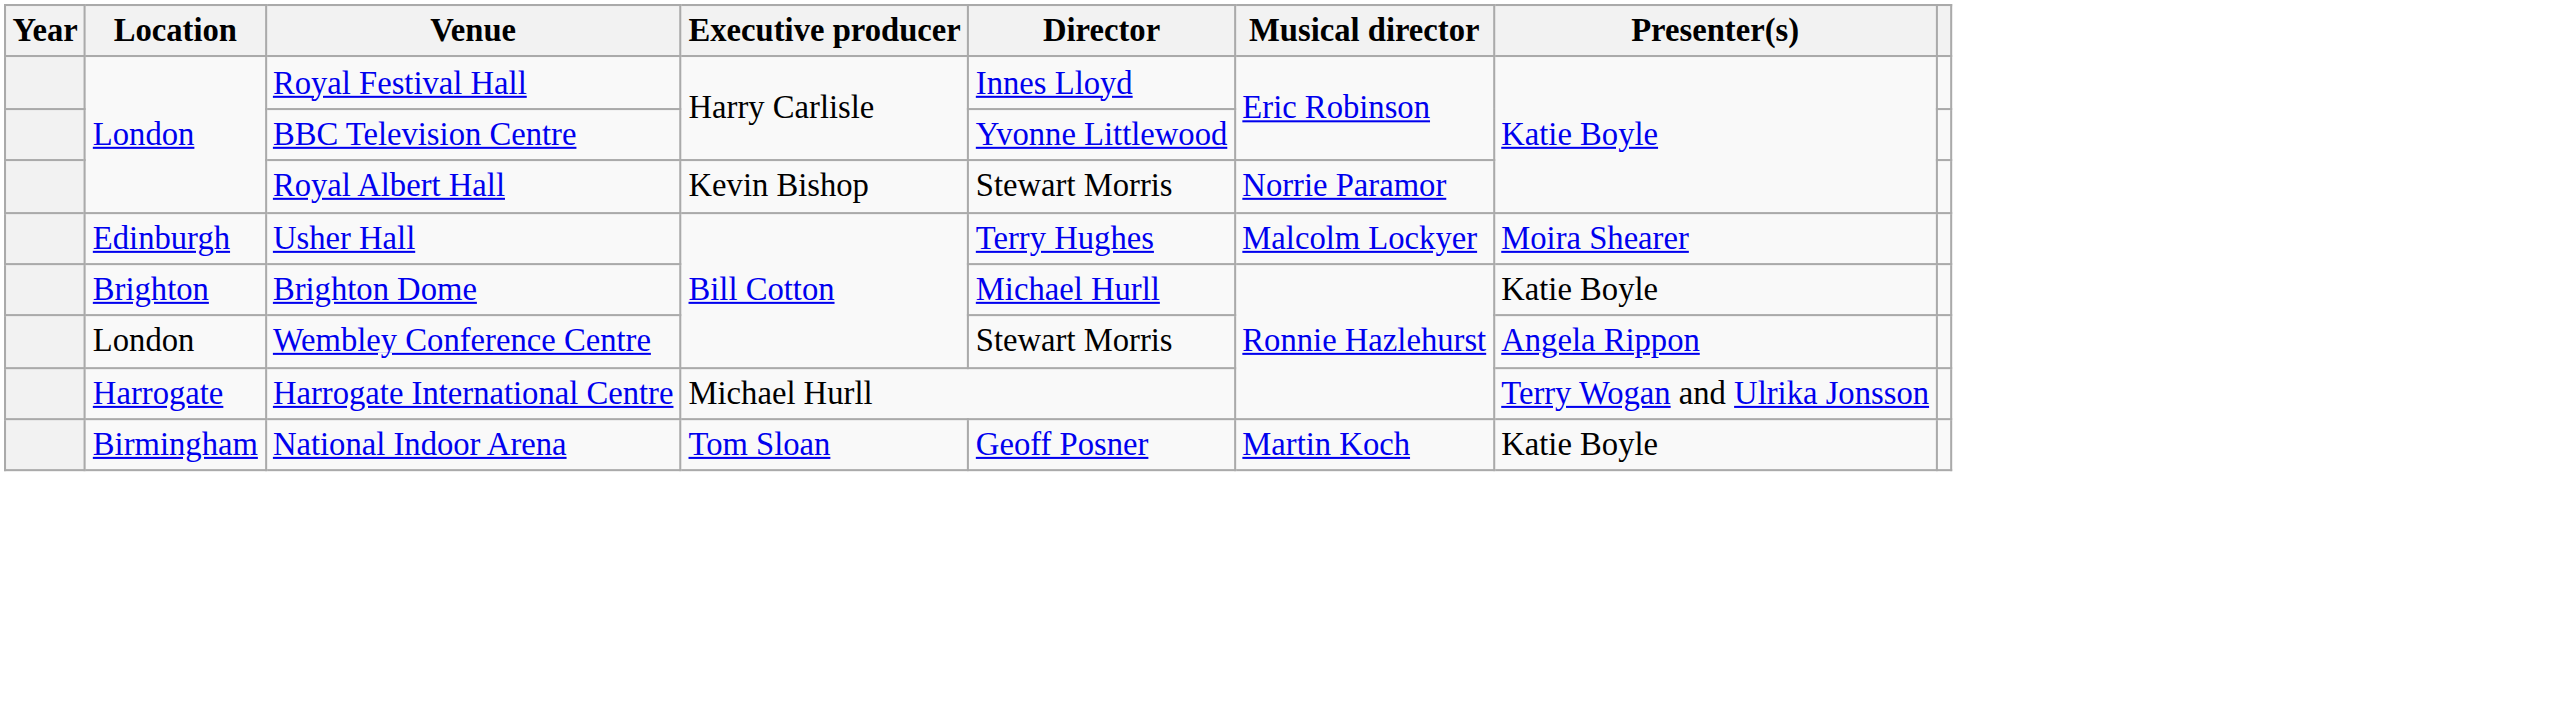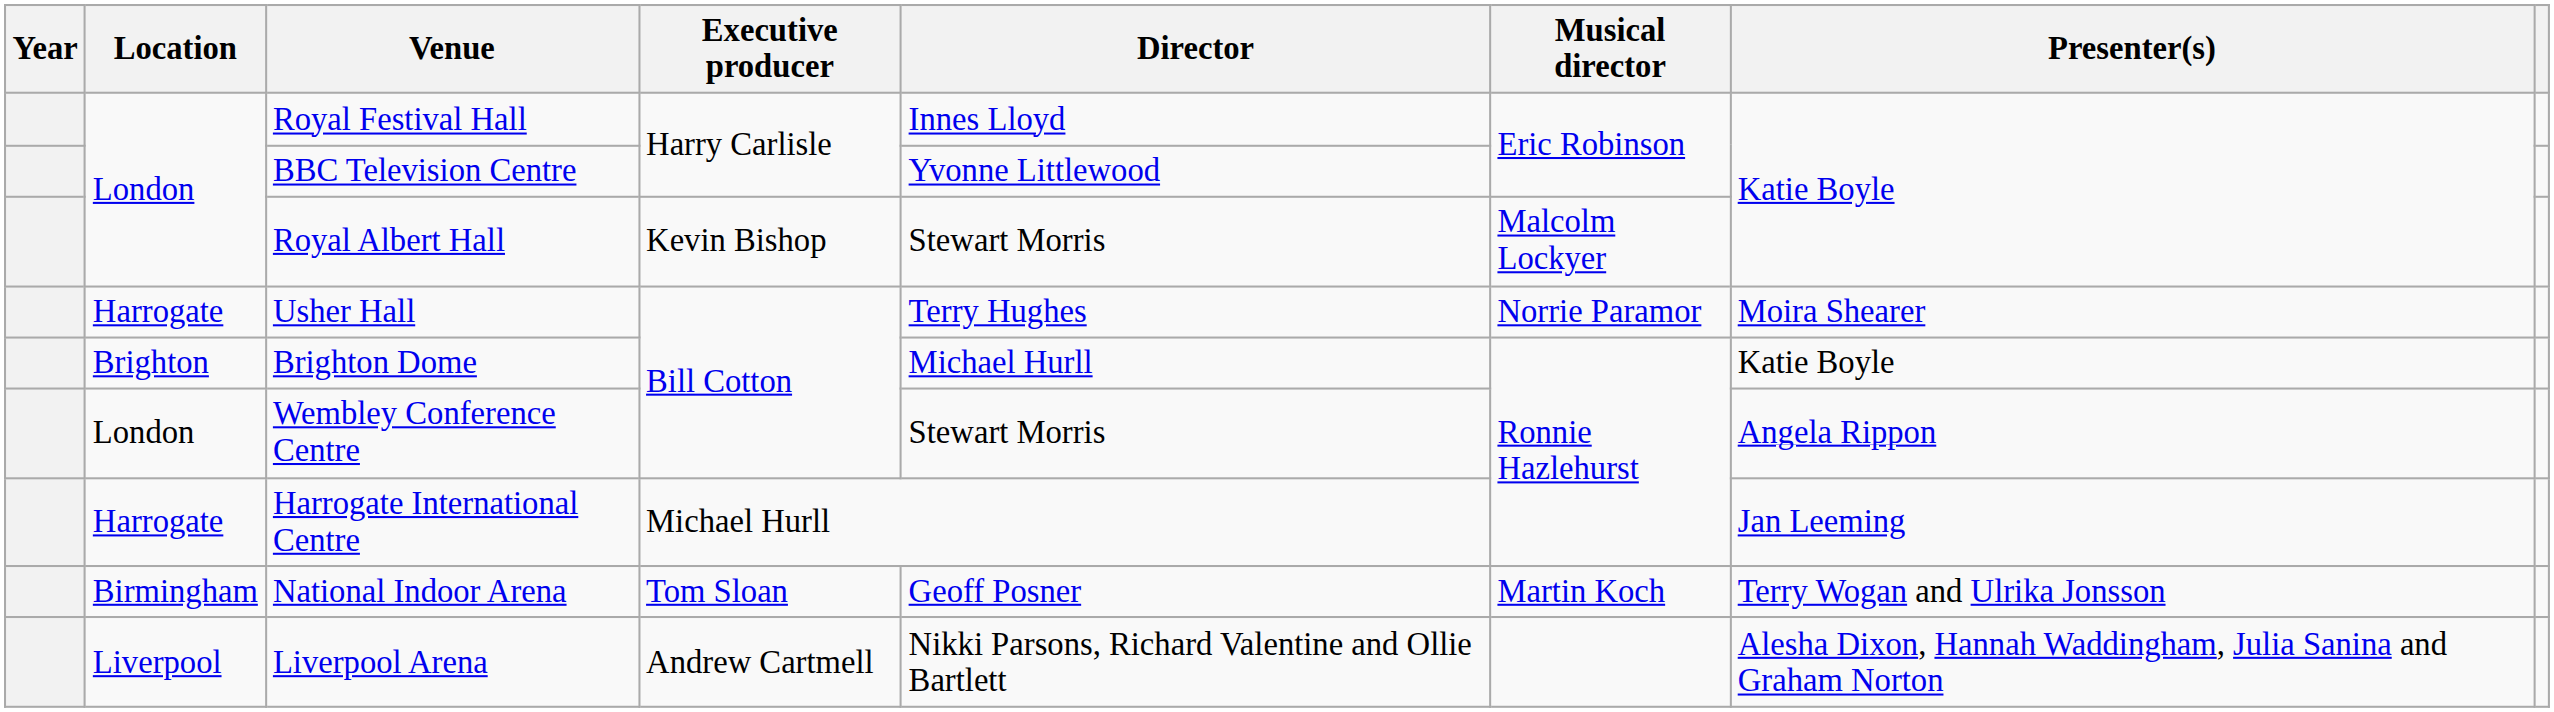(1344, 185) Norrie Paramor -> (1556, 240) Malcolm Lockyer
(161, 237) Edinburgh -> (158, 310) Harrogate
(1360, 237) Malcolm Lockyer -> (1599, 310) Norrie Paramor
(1715, 392) Terry Wogan and Ulrika Jonsson -> (1822, 521) Jan Leeming
(1580, 444) Katie Boyle -> (1952, 591) Terry Wogan and Ulrika Jonsson
+ row: (380, 661)
